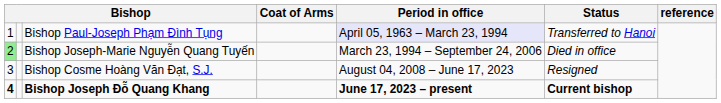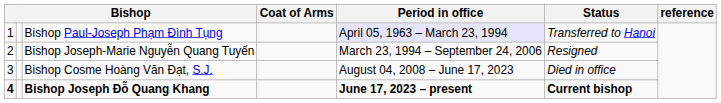(10, 51) lightgreen background -> (10, 51) no background
(582, 51) Died in office -> (572, 51) Resigned
(572, 70) Resigned -> (582, 70) Died in office
